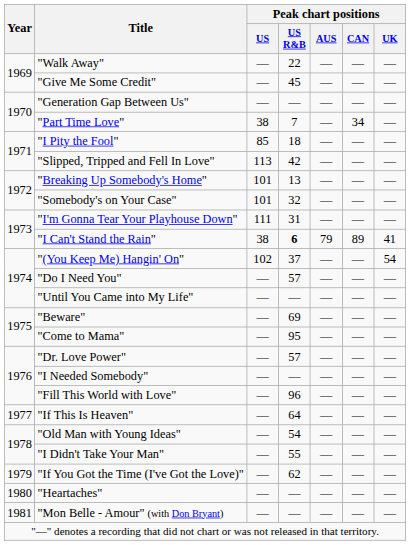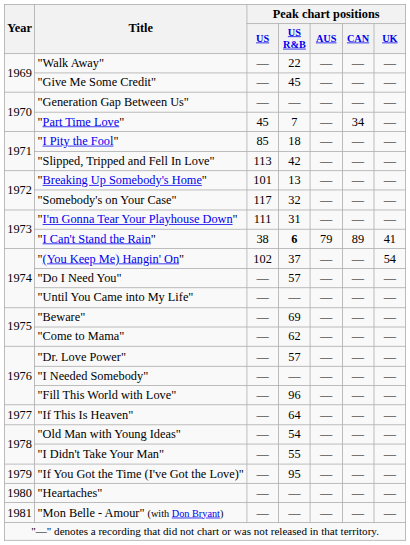(263, 121) 38 -> (263, 121) 45
(263, 200) 101 -> (263, 200) 117
(294, 336) 95 -> (294, 336) 62
(294, 473) 62 -> (294, 473) 95
